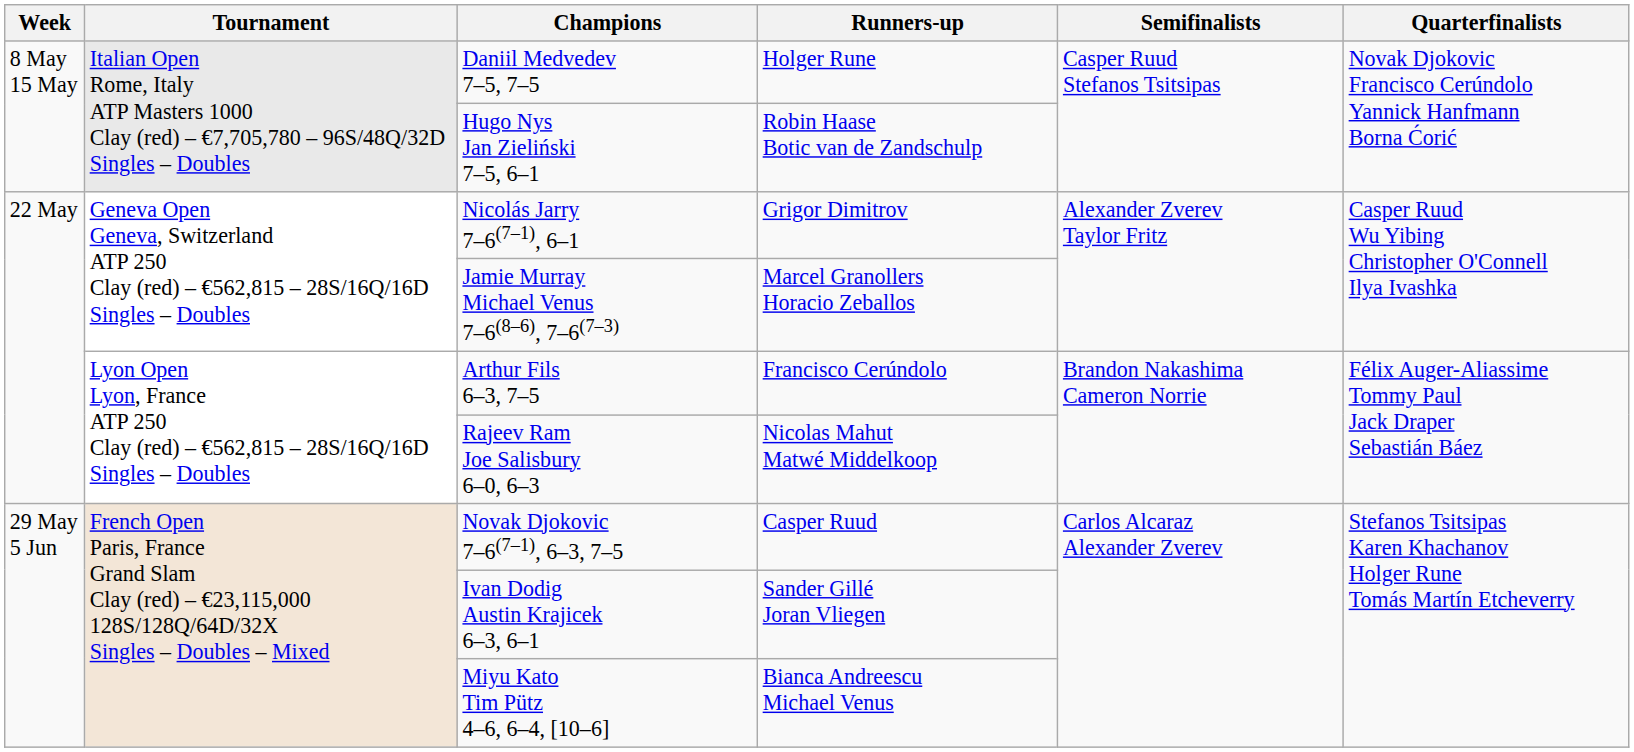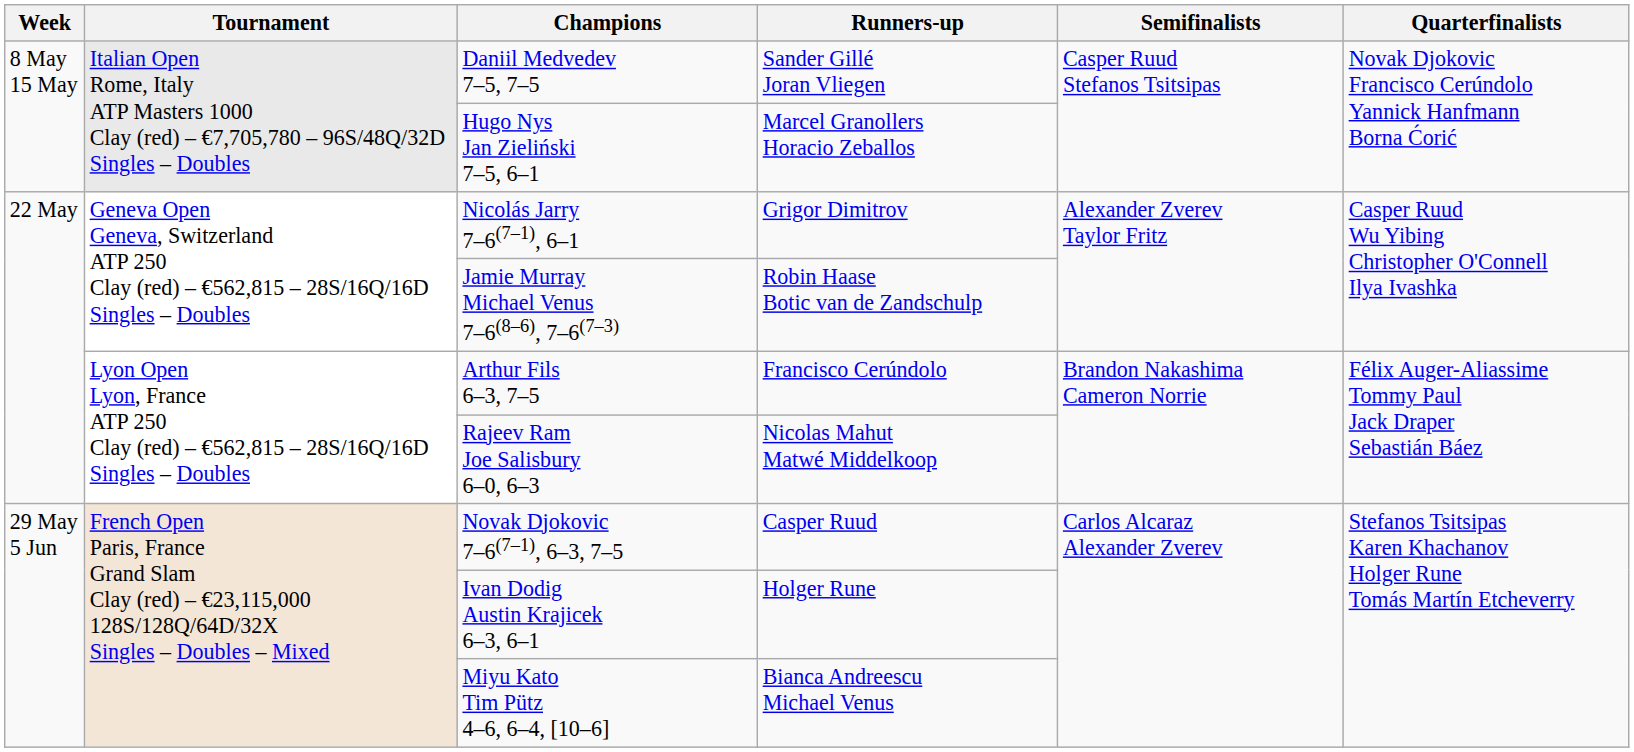(819, 59) Holger Rune -> (824, 72) Sander Gillé Joran Vliegen
(872, 134) Robin Haase Botic van de Zandschulp -> (843, 134) Marcel Granollers Horacio Zeballos
(843, 290) Marcel Granollers Horacio Zeballos -> (872, 290) Robin Haase Botic van de Zandschulp
(824, 600) Sander Gillé Joran Vliegen -> (819, 587) Holger Rune
